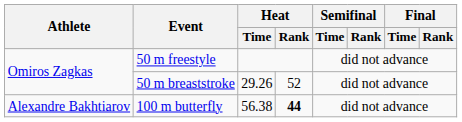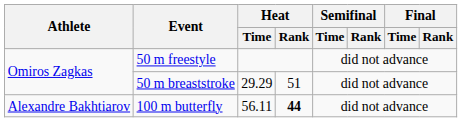(257, 83) 29.26 -> (257, 83) 29.29
(294, 83) 52 -> (294, 83) 51
(257, 106) 56.38 -> (257, 106) 56.11
